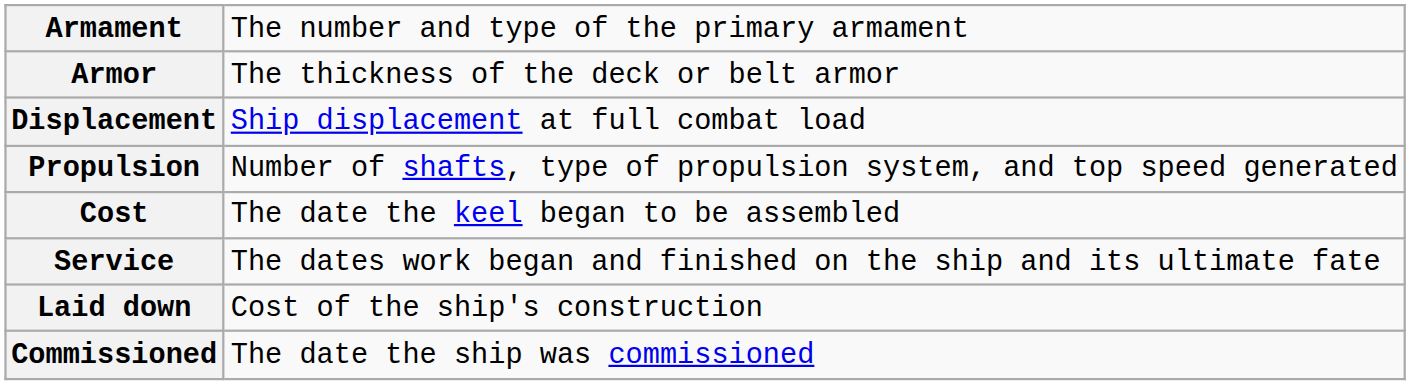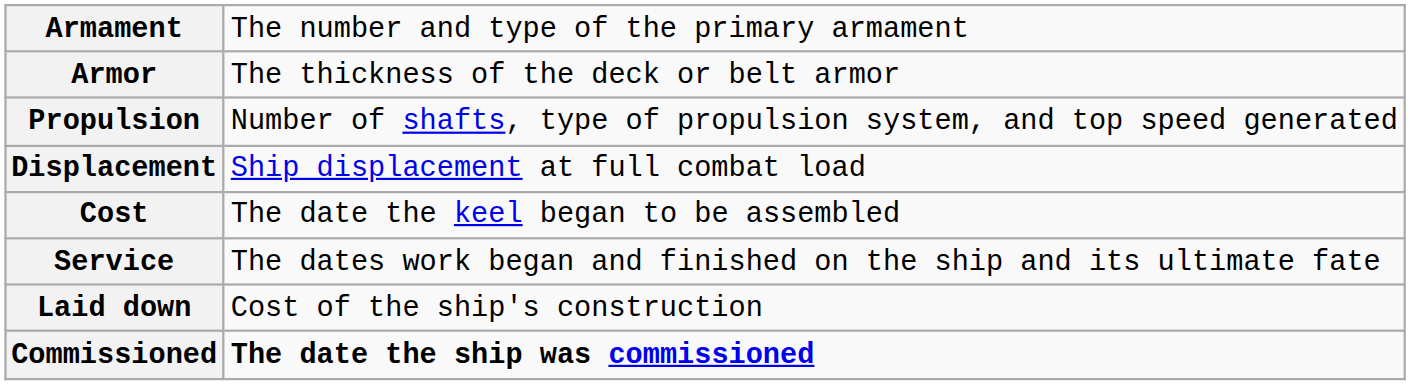rows swapped: (114, 122) <-> (114, 168)
(523, 355) normal -> (523, 355) bold
